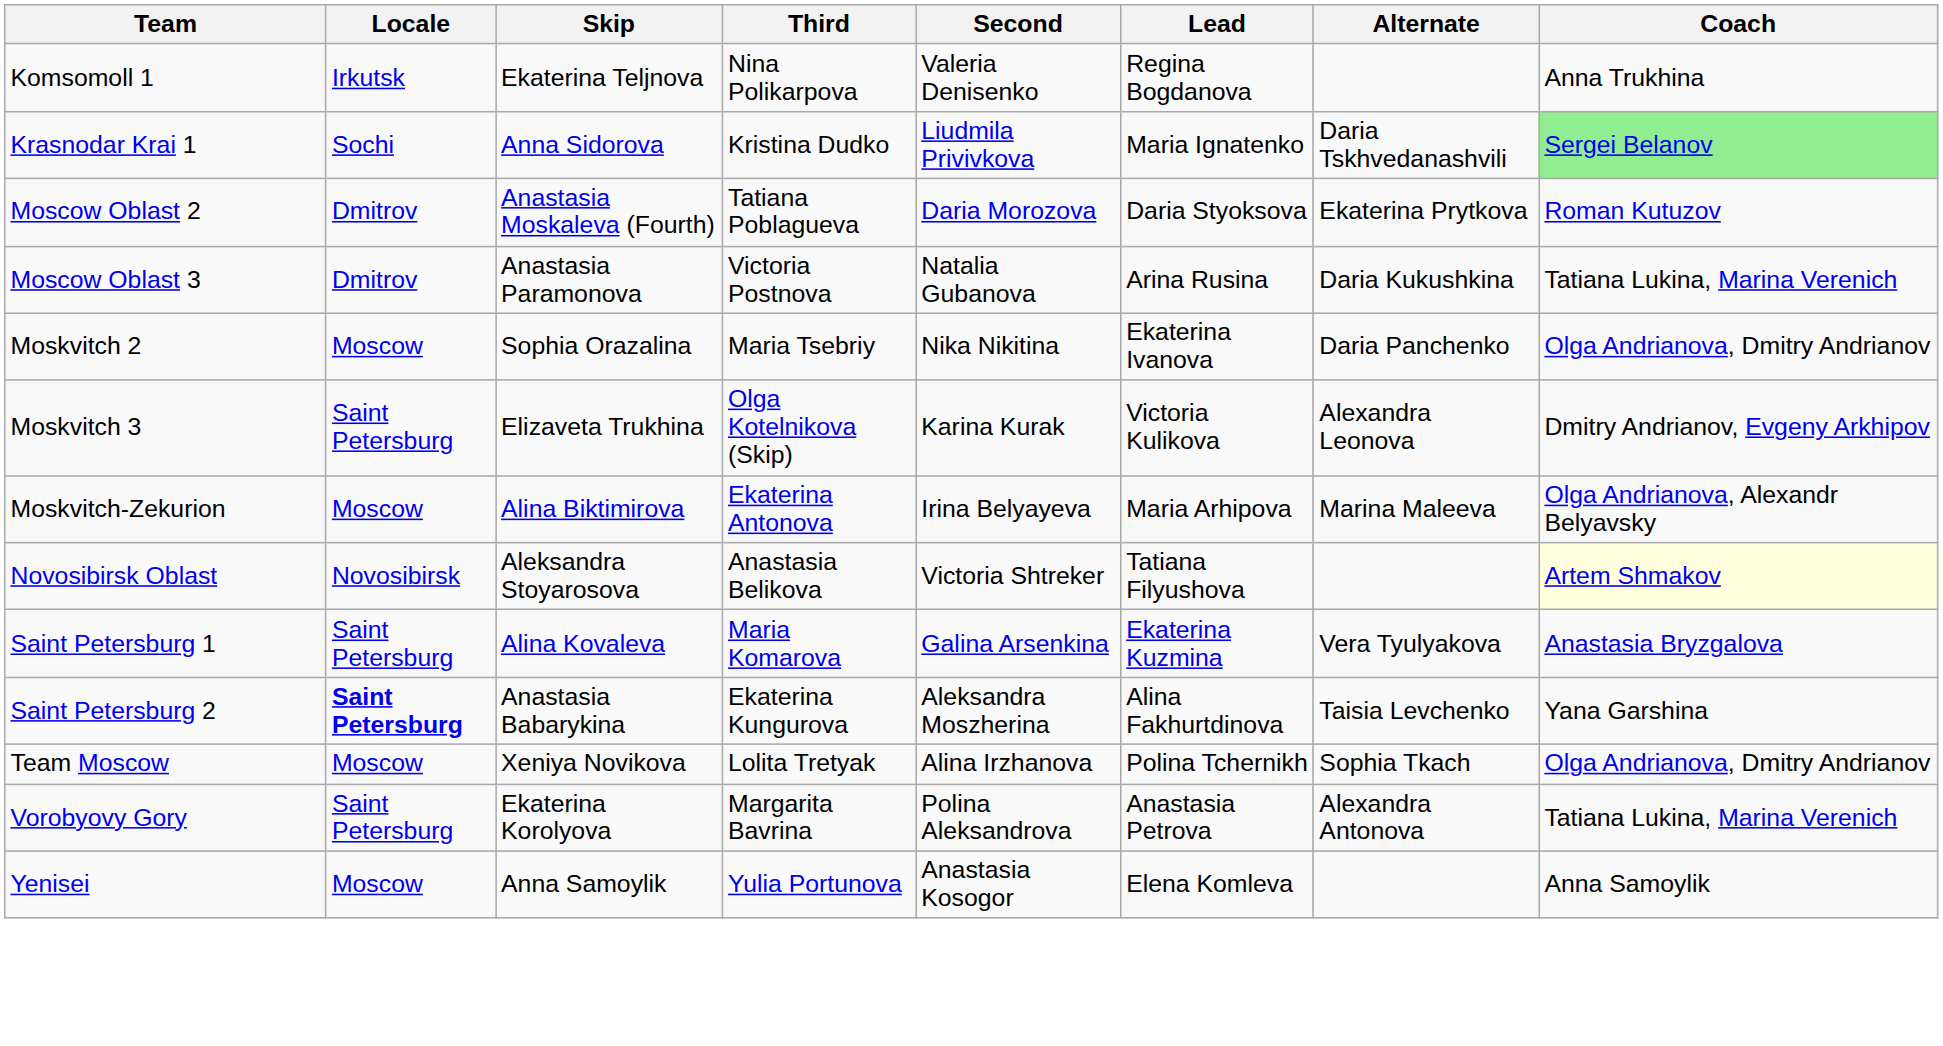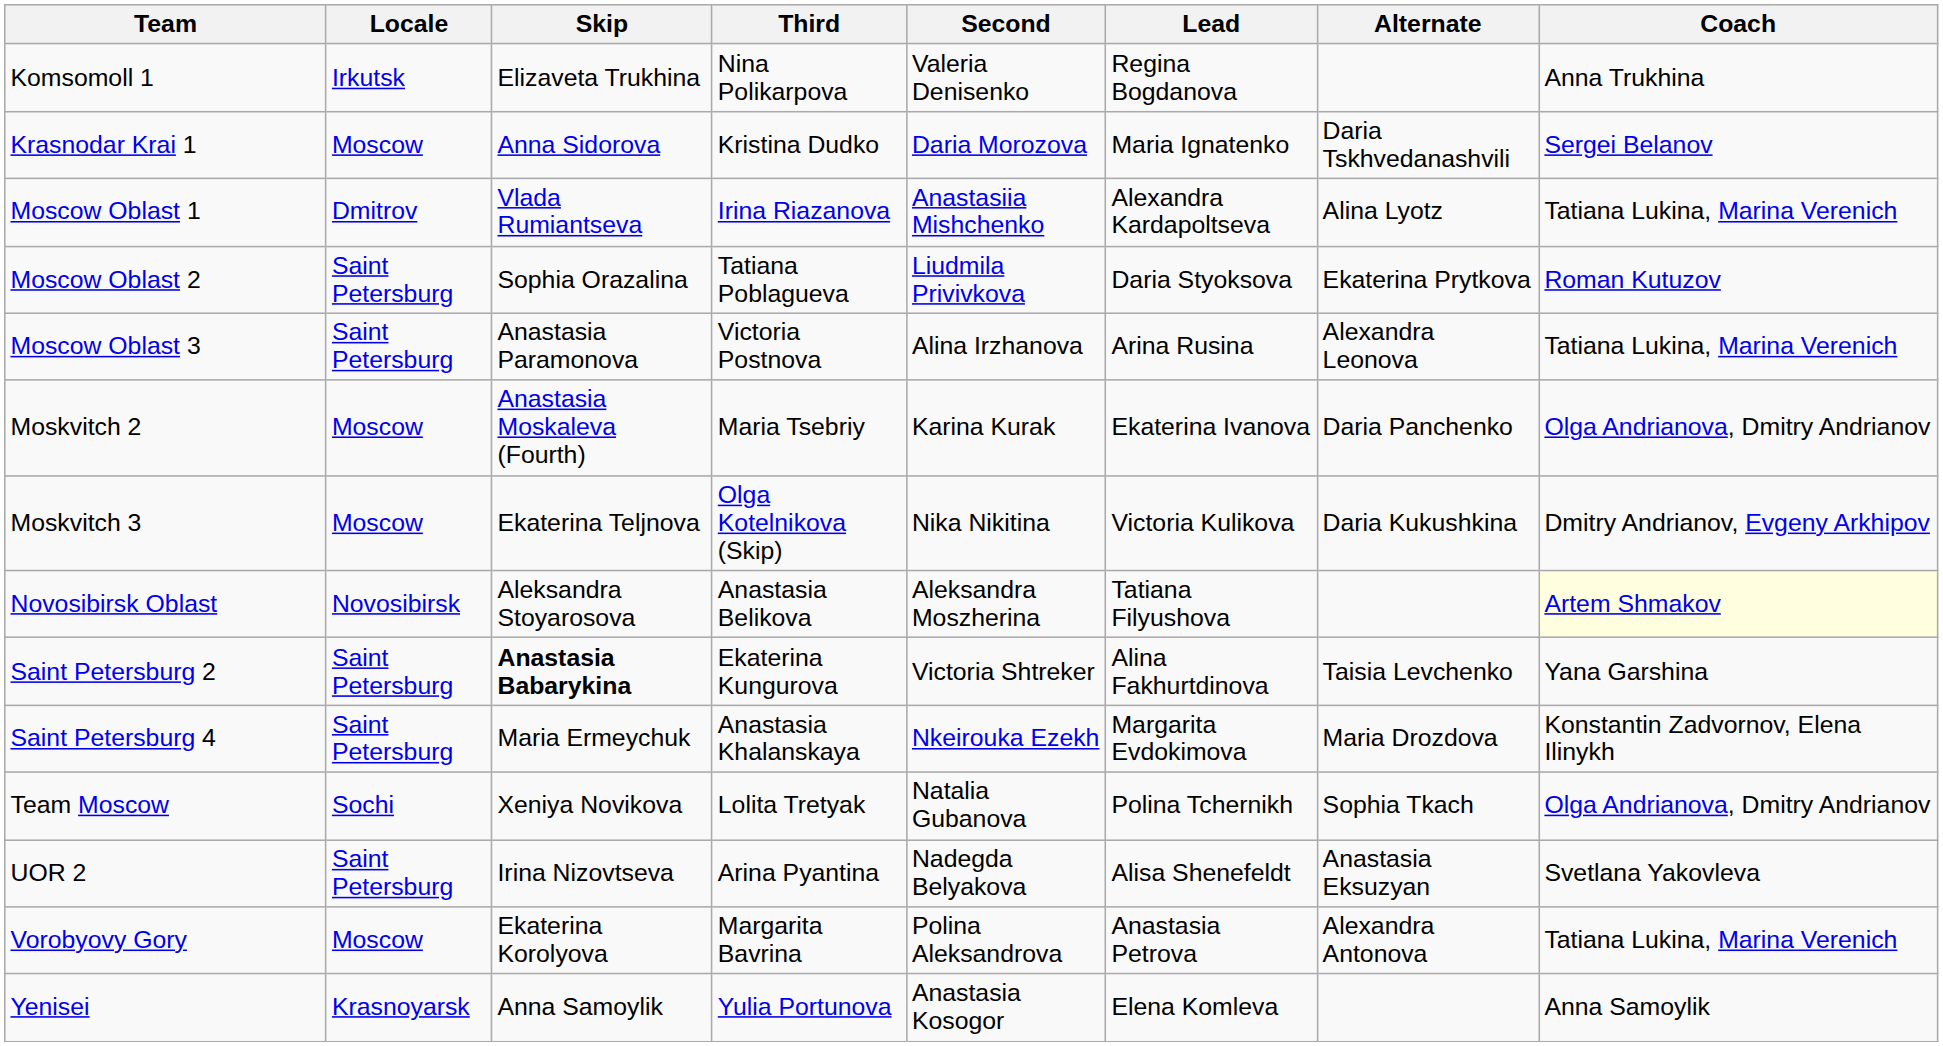(602, 77) Ekaterina Teljnova -> (599, 77) Elizaveta Trukhina
(363, 144) Sochi -> (377, 144) Moscow
(978, 144) Liudmila Privivkova -> (999, 144) Daria Morozova
(1629, 144) lightgreen background -> (1629, 144) no background
+ row: (106, 211)
(375, 211) Dmitrov -> (393, 279) Saint Petersburg
(608, 211) Anastasia Moskaleva (Fourth) -> (593, 279) Sophia Orazalina
(1009, 211) Daria Morozova -> (968, 279) Liudmila Privivkova
(375, 279) Dmitrov -> (393, 346) Saint Petersburg
(979, 279) Natalia Gubanova -> (997, 346) Alina Irzhanova
(1417, 279) Daria Kukushkina -> (1378, 346) Alexandra Leonova
(596, 346) Sophia Orazalina -> (557, 427) Anastasia Moskaleva (Fourth)
(990, 346) Nika Nikitina -> (984, 427) Karina Kurak
(393, 427) Saint Petersburg -> (377, 522) Moscow
(602, 427) Elizaveta Trukhina -> (599, 522) Ekaterina Teljnova
(993, 427) Karina Kurak -> (981, 522) Nika Nikitina
(1375, 427) Alexandra Leonova -> (1420, 522) Daria Kukushkina
- row: (118, 508)
(1013, 575) Victoria Shtreker -> (976, 603) Aleksandra Moszherina
- row: (113, 643)
(397, 710) bold -> (393, 671) normal
(563, 710) normal -> (564, 671) bold
(985, 710) Aleksandra Moszherina -> (1003, 671) Victoria Shtreker
+ row: (113, 738)
(377, 763) Moscow -> (363, 805) Sochi
(1007, 763) Alina Irzhanova -> (969, 805) Natalia Gubanova
+ row: (48, 872)
(393, 816) Saint Petersburg -> (377, 940) Moscow
(377, 884) Moscow -> (401, 1007) Krasnoyarsk
